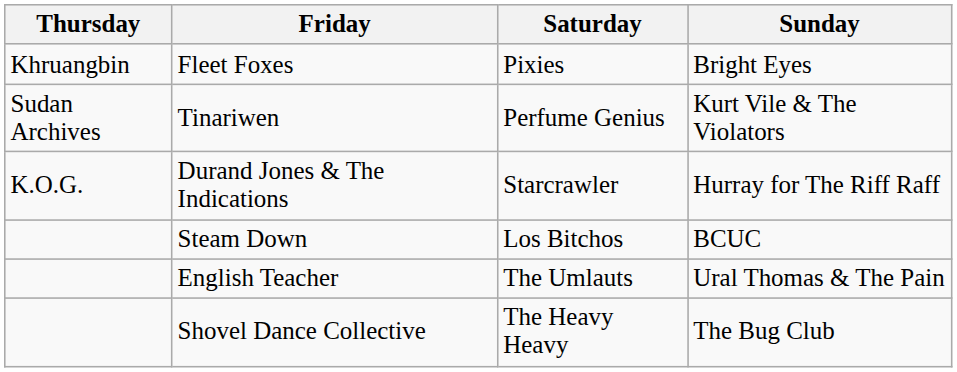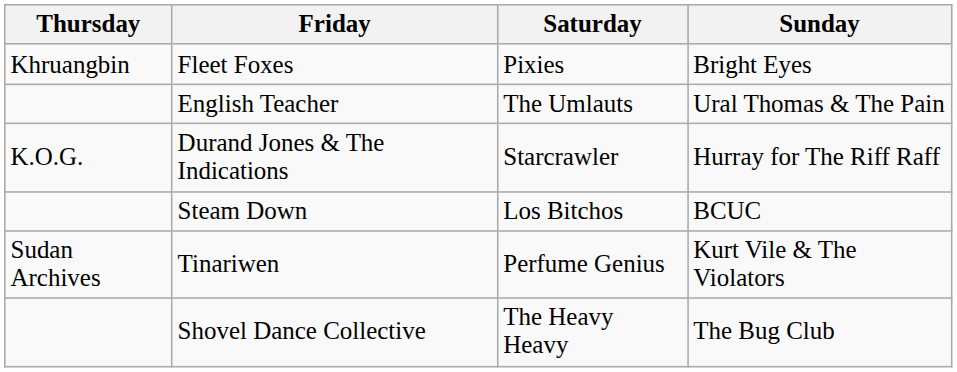rows swapped: (228, 117) <-> (258, 278)
